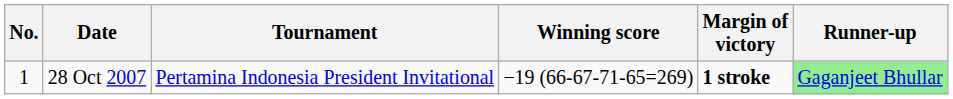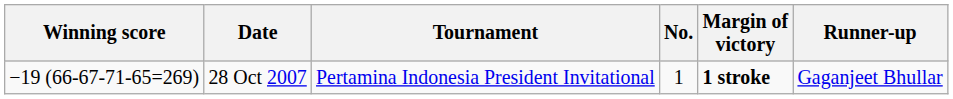columns swapped: (24, 32) <-> (598, 32)
(870, 77) lightgreen background -> (870, 77) no background
